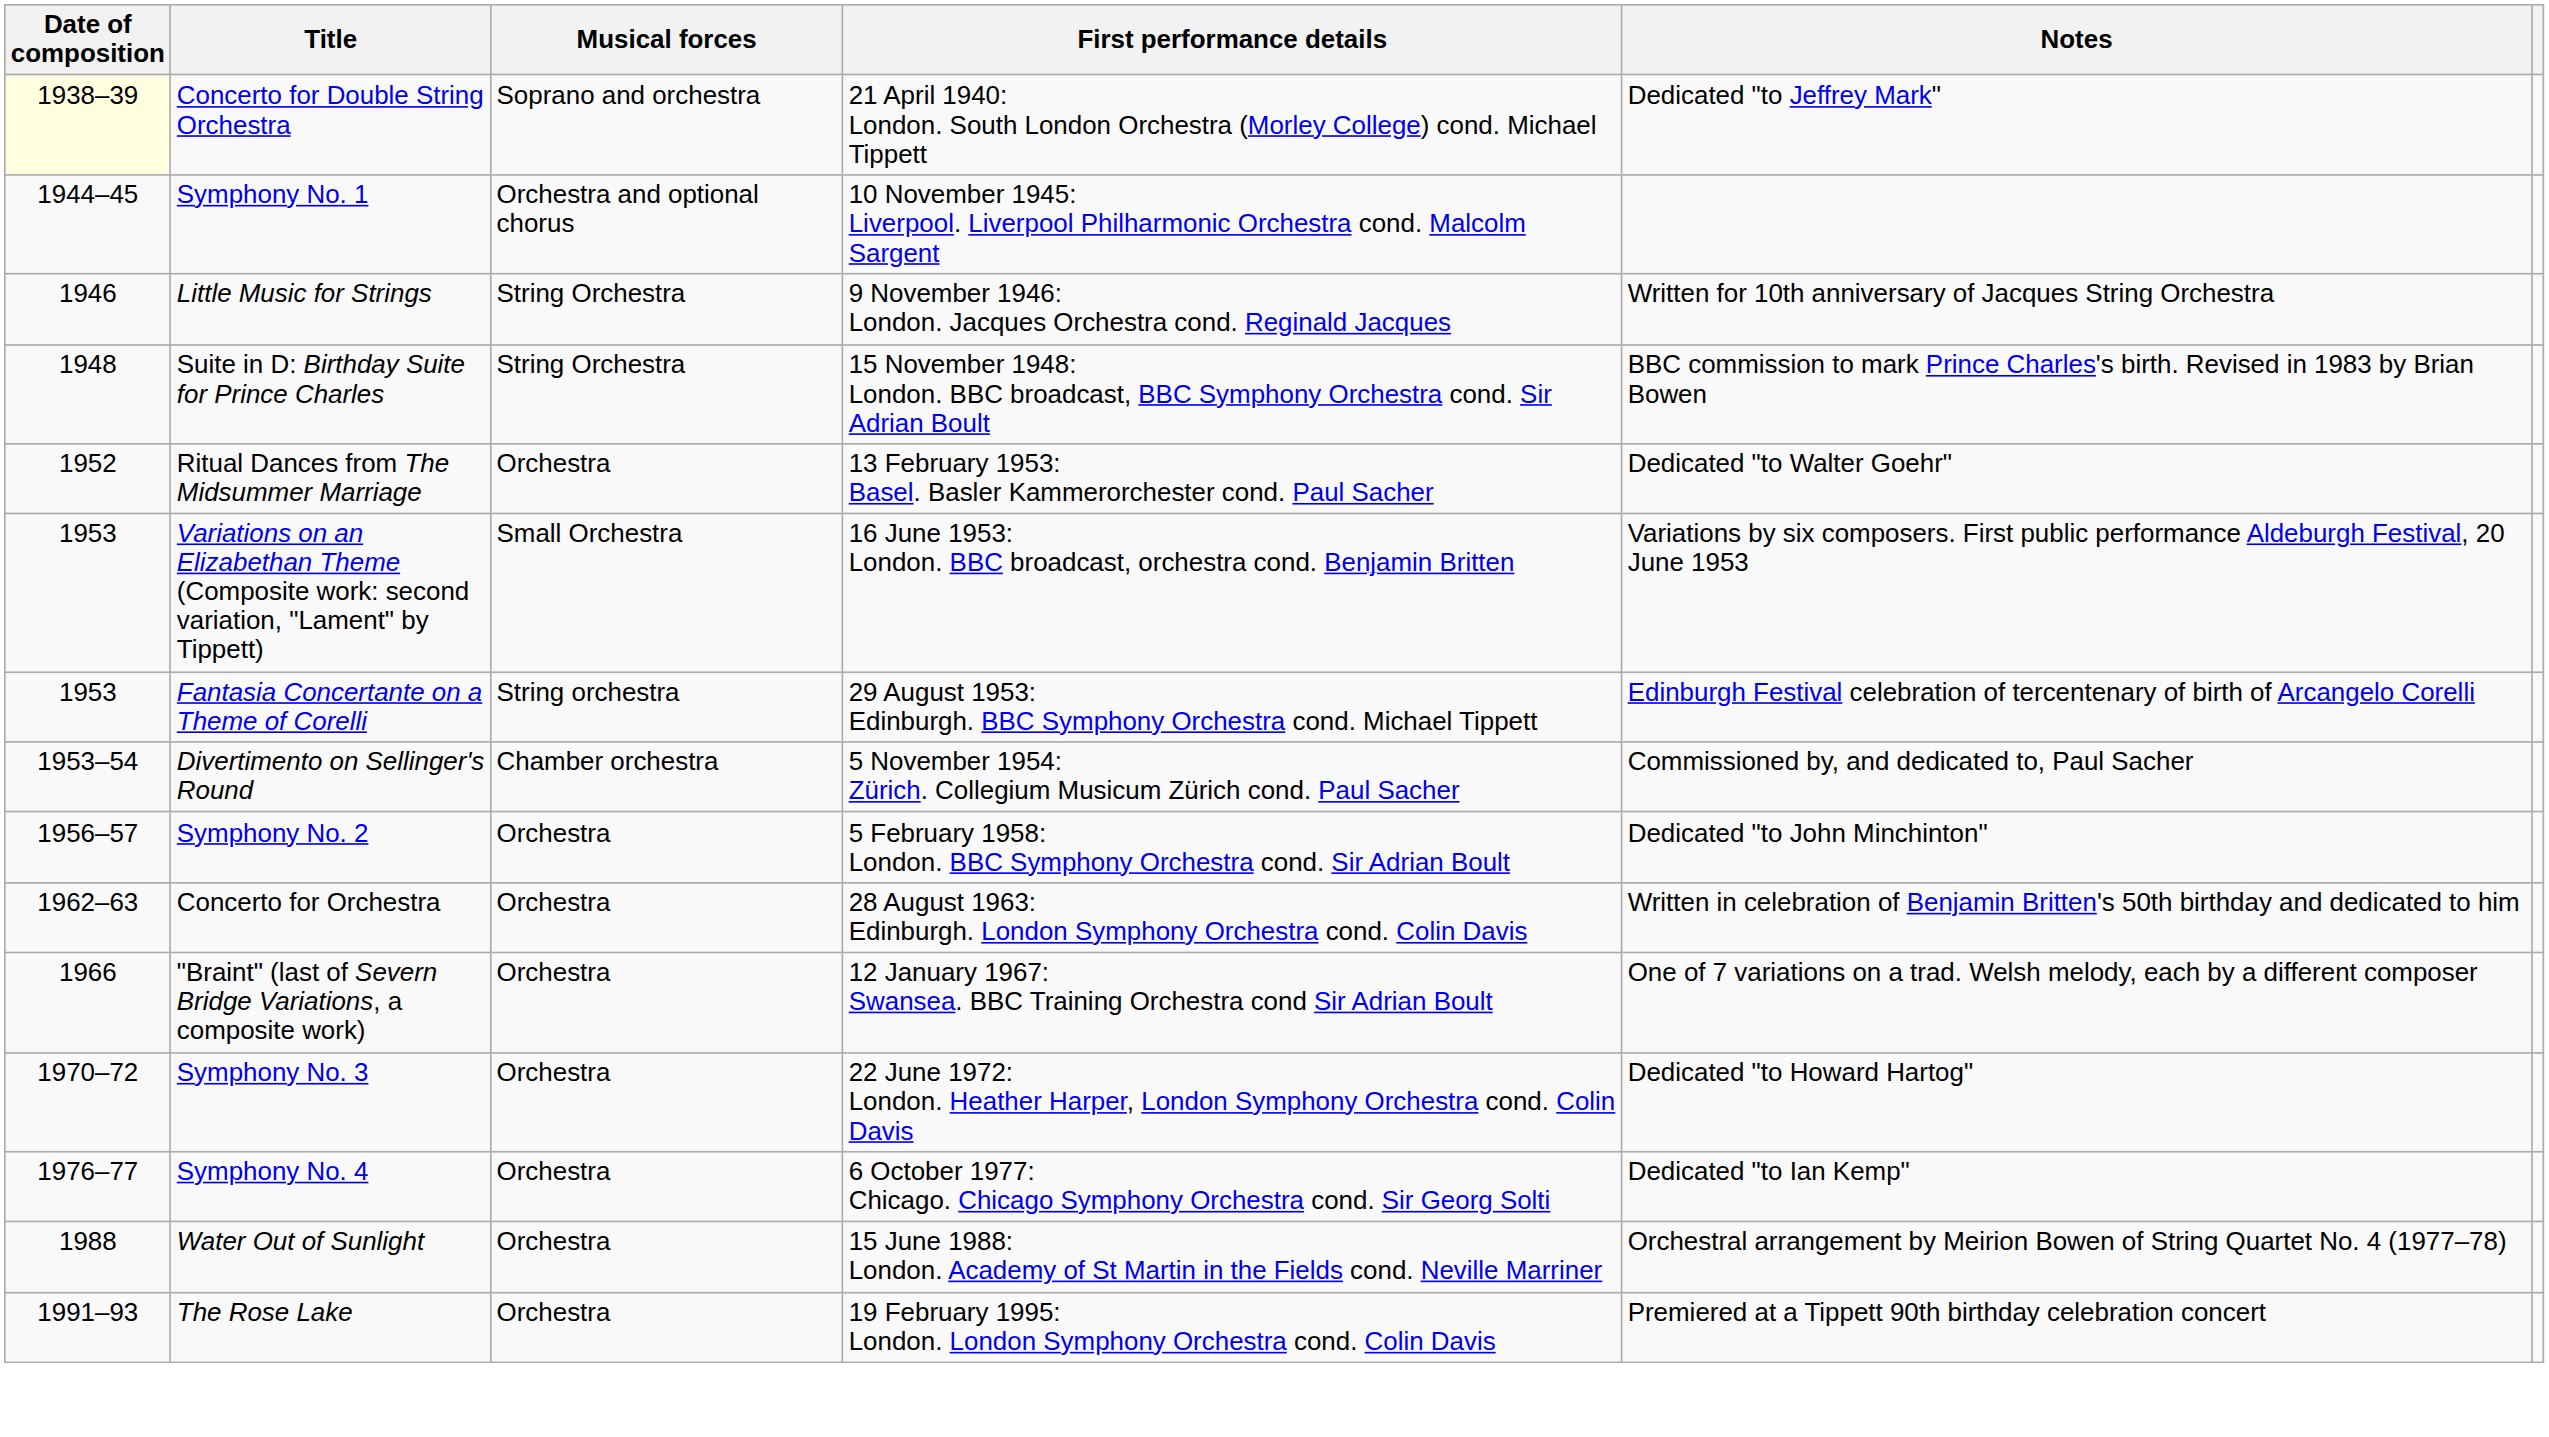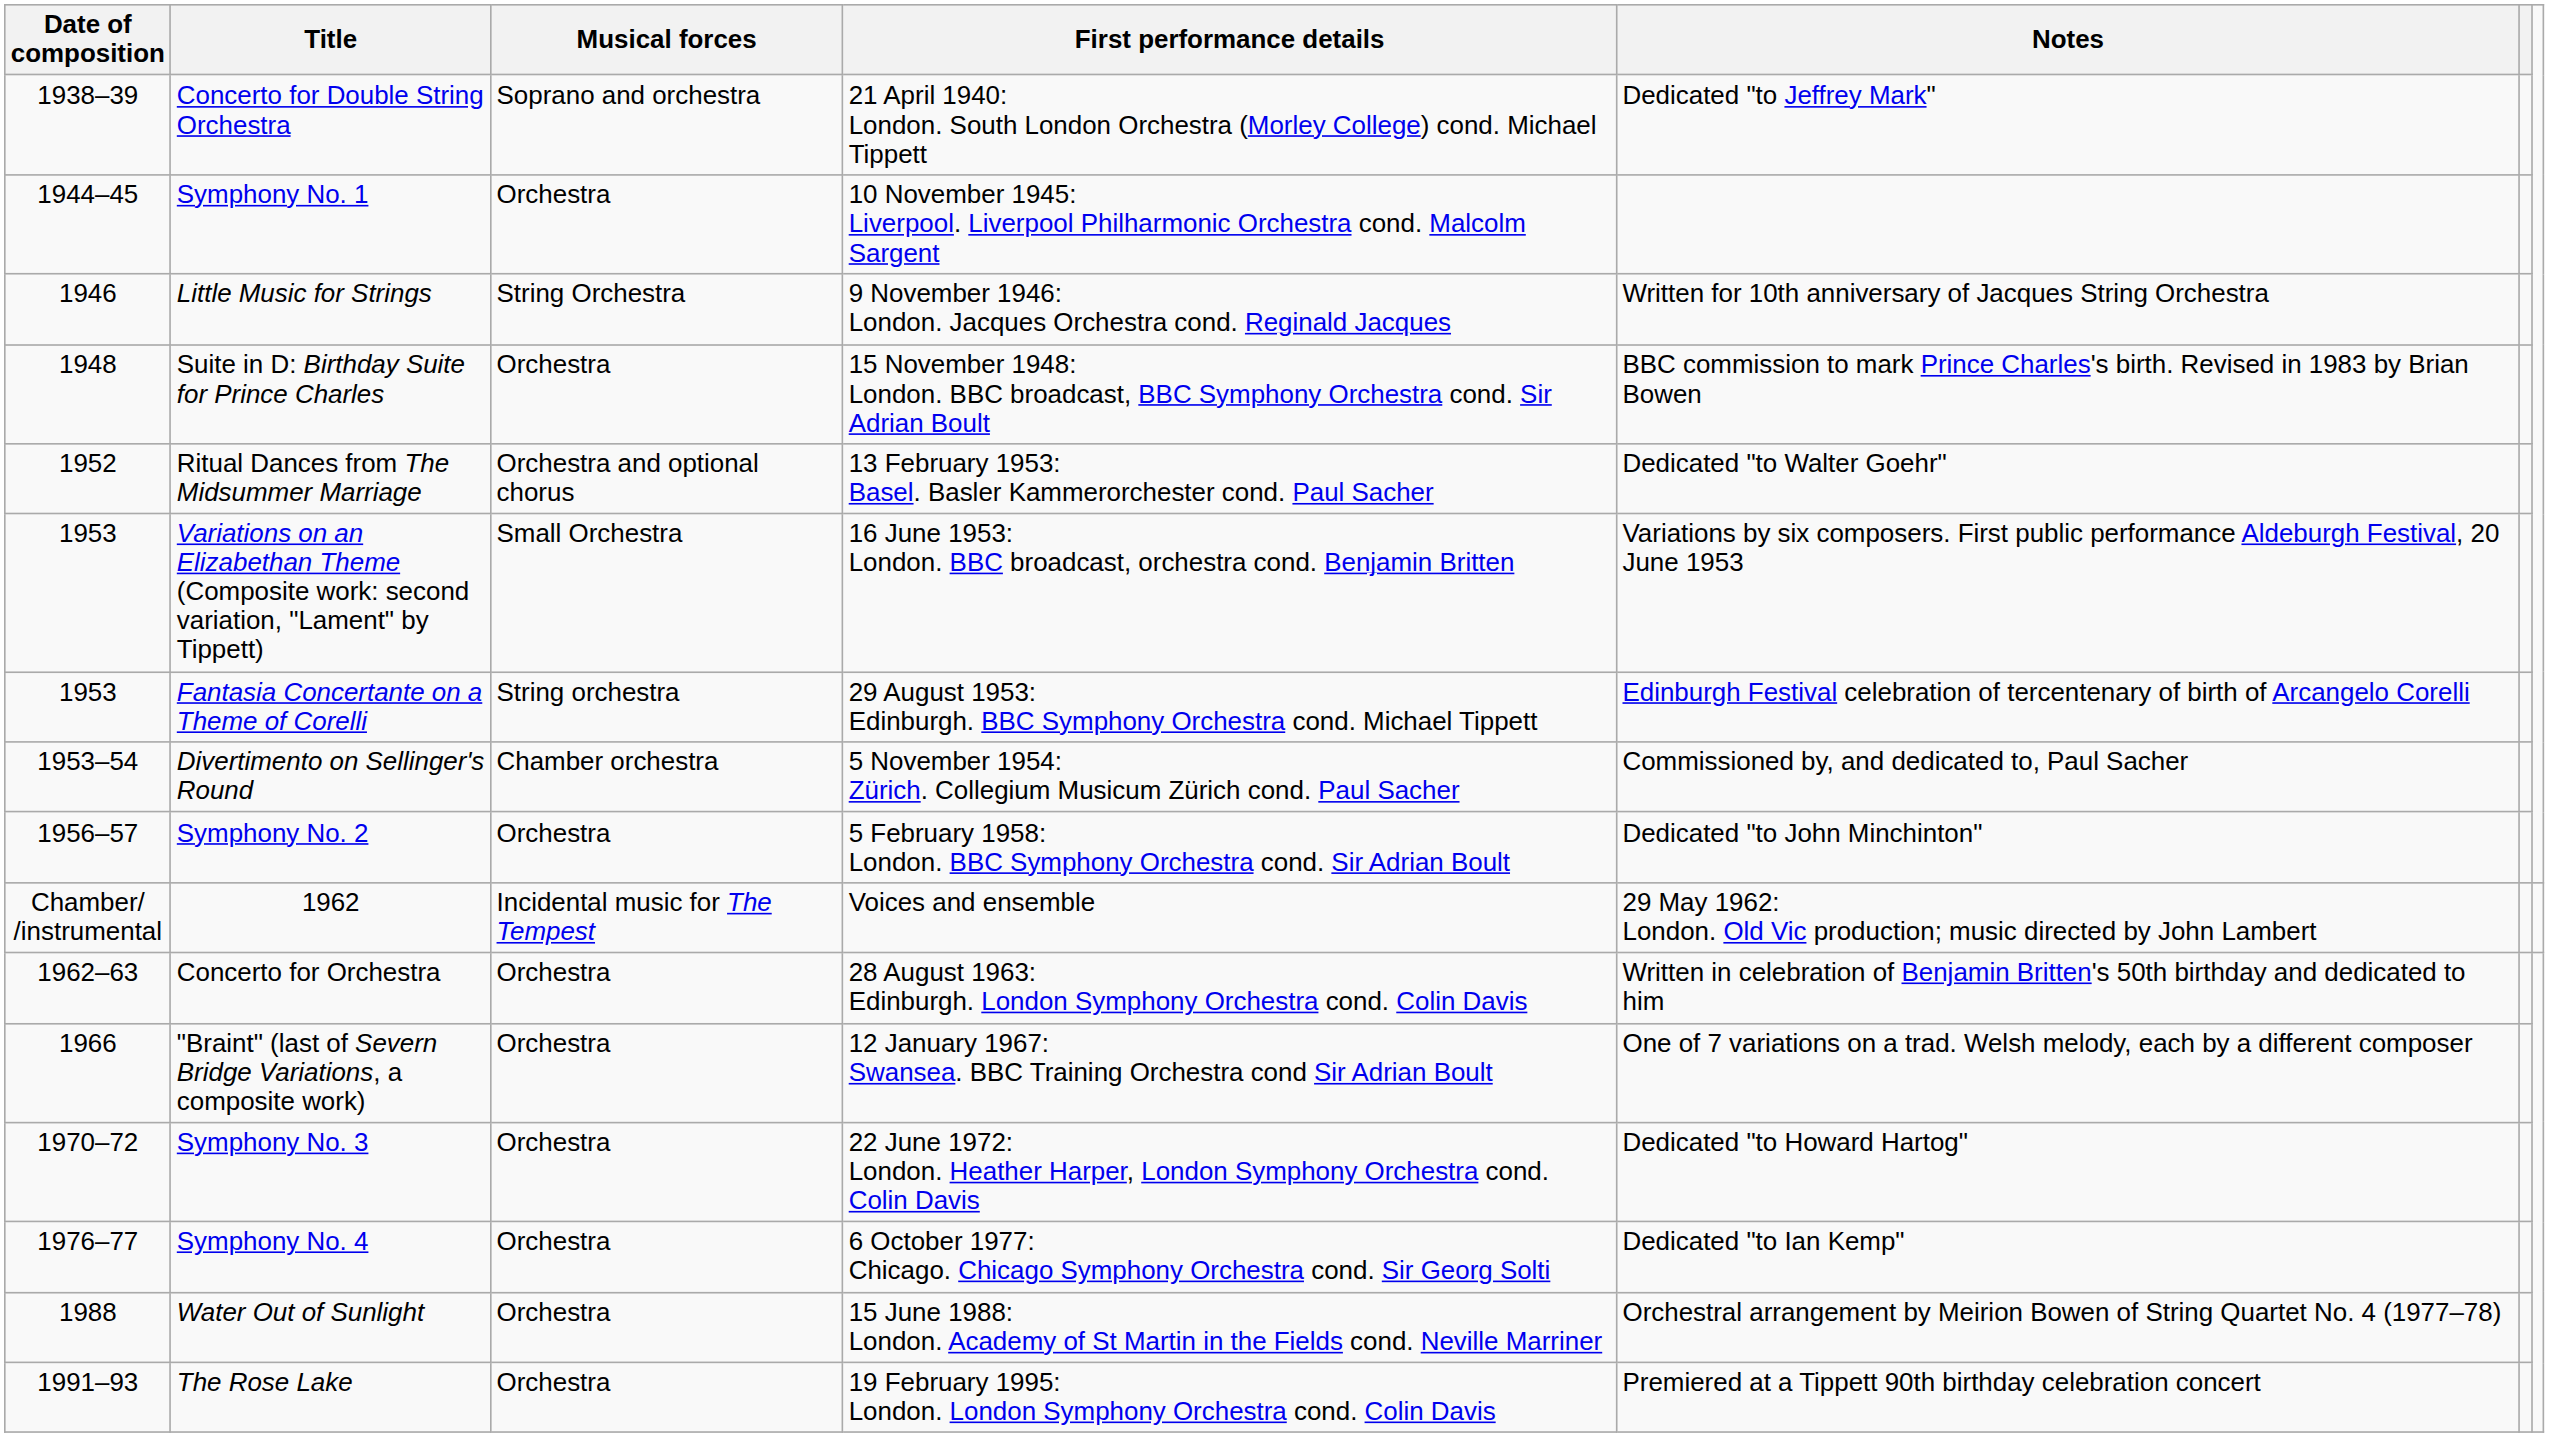(88, 95) lightyellow background -> (88, 95) no background
(628, 209) Orchestra and optional chorus -> (553, 194) Orchestra
(591, 364) String Orchestra -> (553, 364) Orchestra
(553, 463) Orchestra -> (628, 478) Orchestra and optional chorus
+ row: (331, 902)
